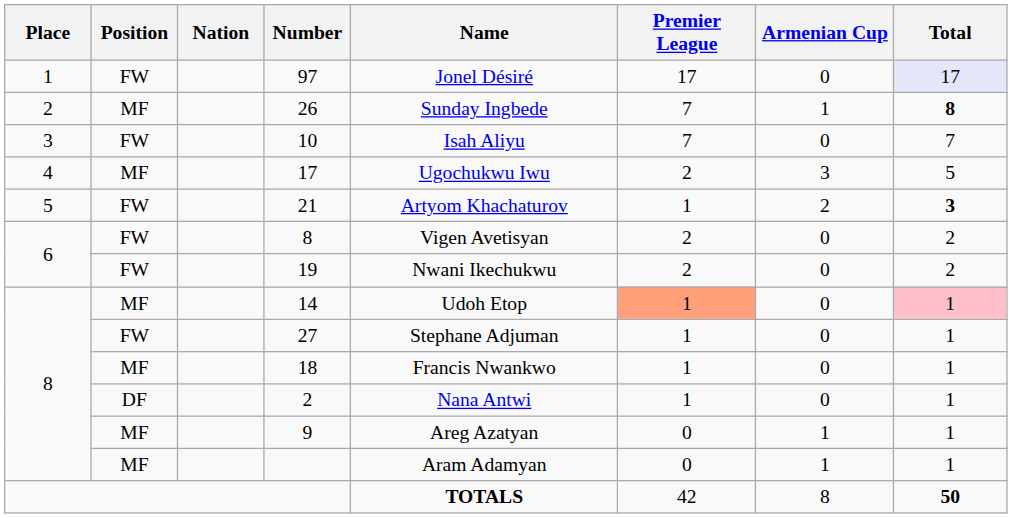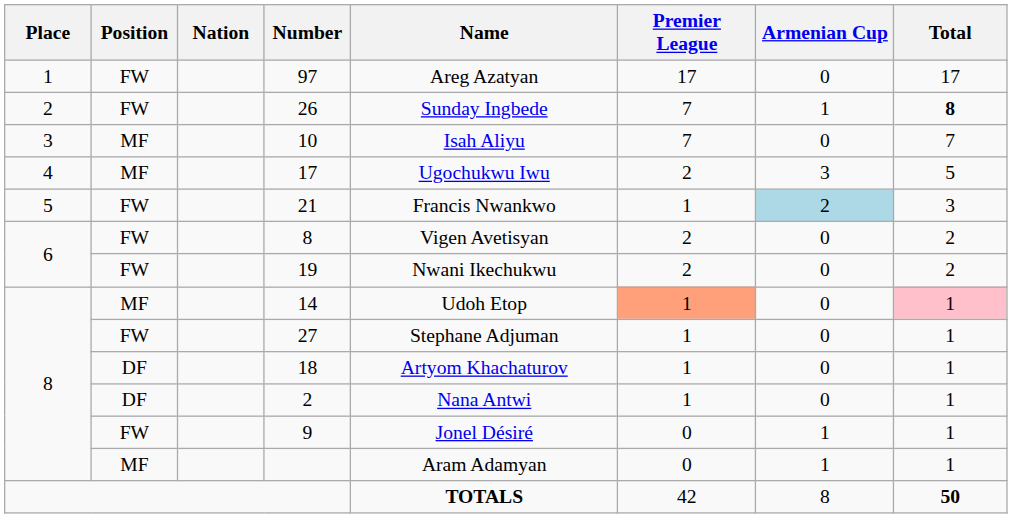(484, 76) Jonel Désiré -> (484, 76) Areg Azatyan
(950, 76) lavender background -> (950, 76) no background
(134, 108) MF -> (134, 108) FW
(134, 141) FW -> (134, 141) MF
(484, 205) Artyom Khachaturov -> (484, 205) Francis Nwankwo
(825, 205) no background -> (825, 205) lightblue background
(950, 205) bold -> (950, 205) normal
(134, 367) MF -> (134, 367) DF
(484, 367) Francis Nwankwo -> (484, 367) Artyom Khachaturov
(134, 432) MF -> (134, 432) FW
(484, 432) Areg Azatyan -> (484, 432) Jonel Désiré
